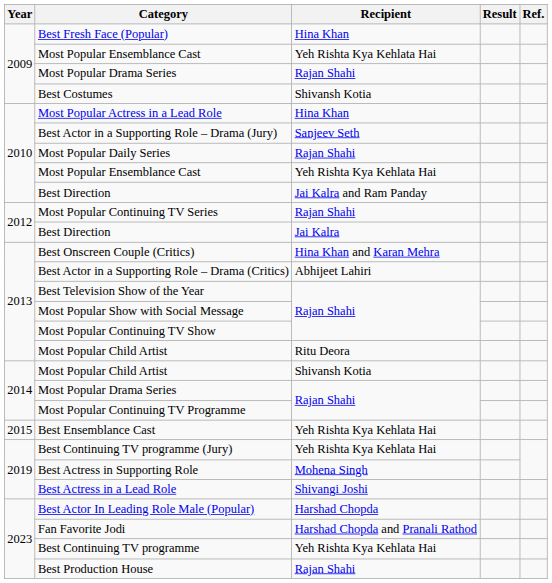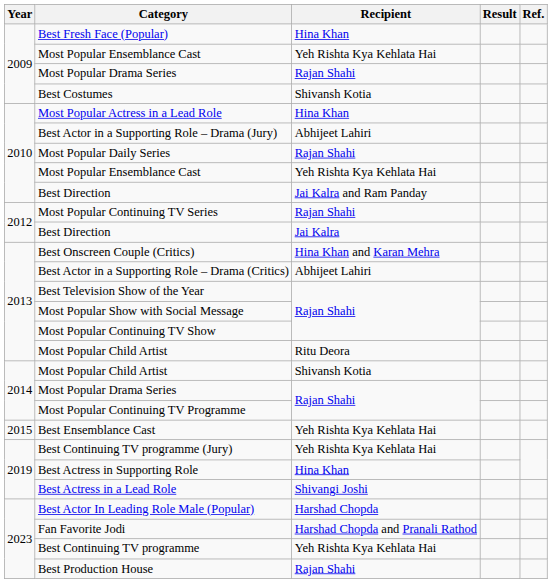(327, 133) Sanjeev Seth -> (333, 133) Abhijeet Lahiri
(331, 469) Mohena Singh -> (322, 469) Hina Khan
